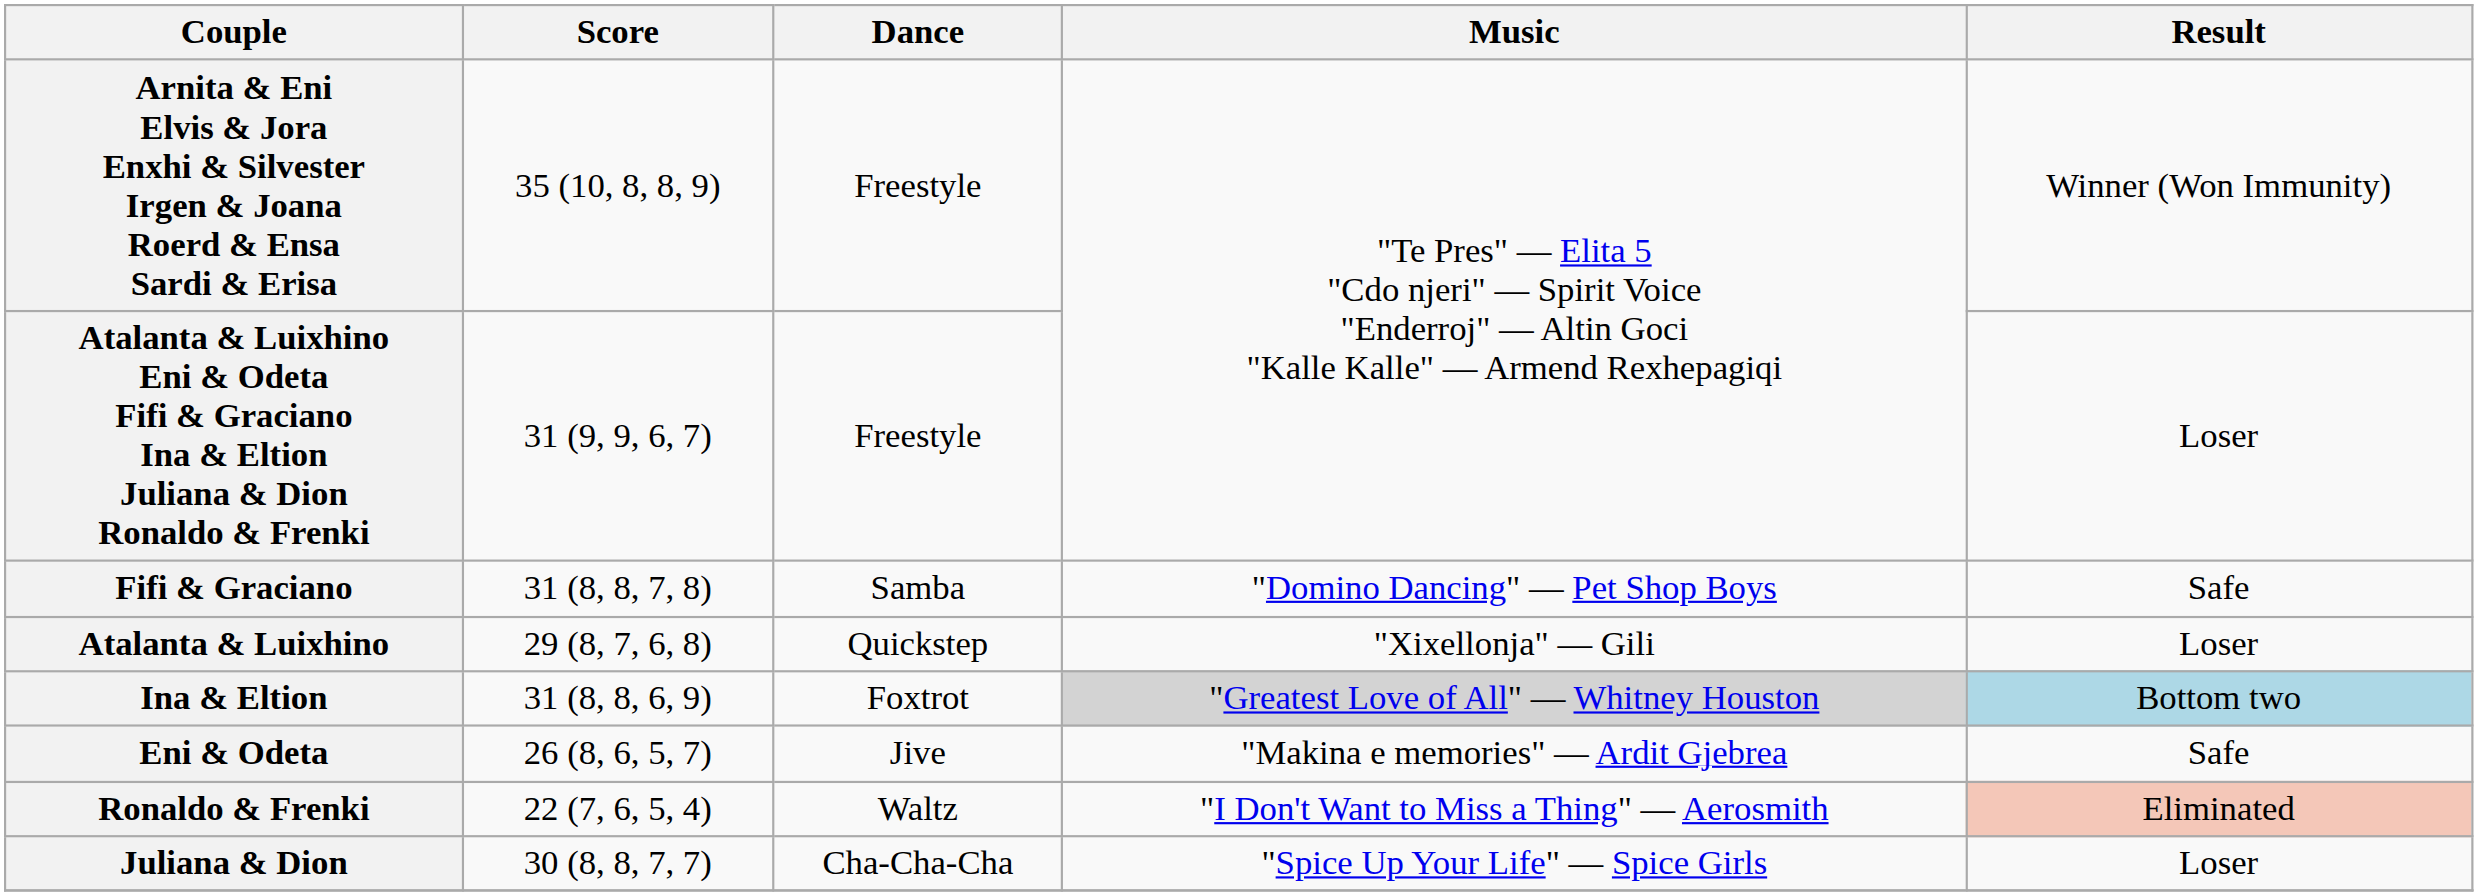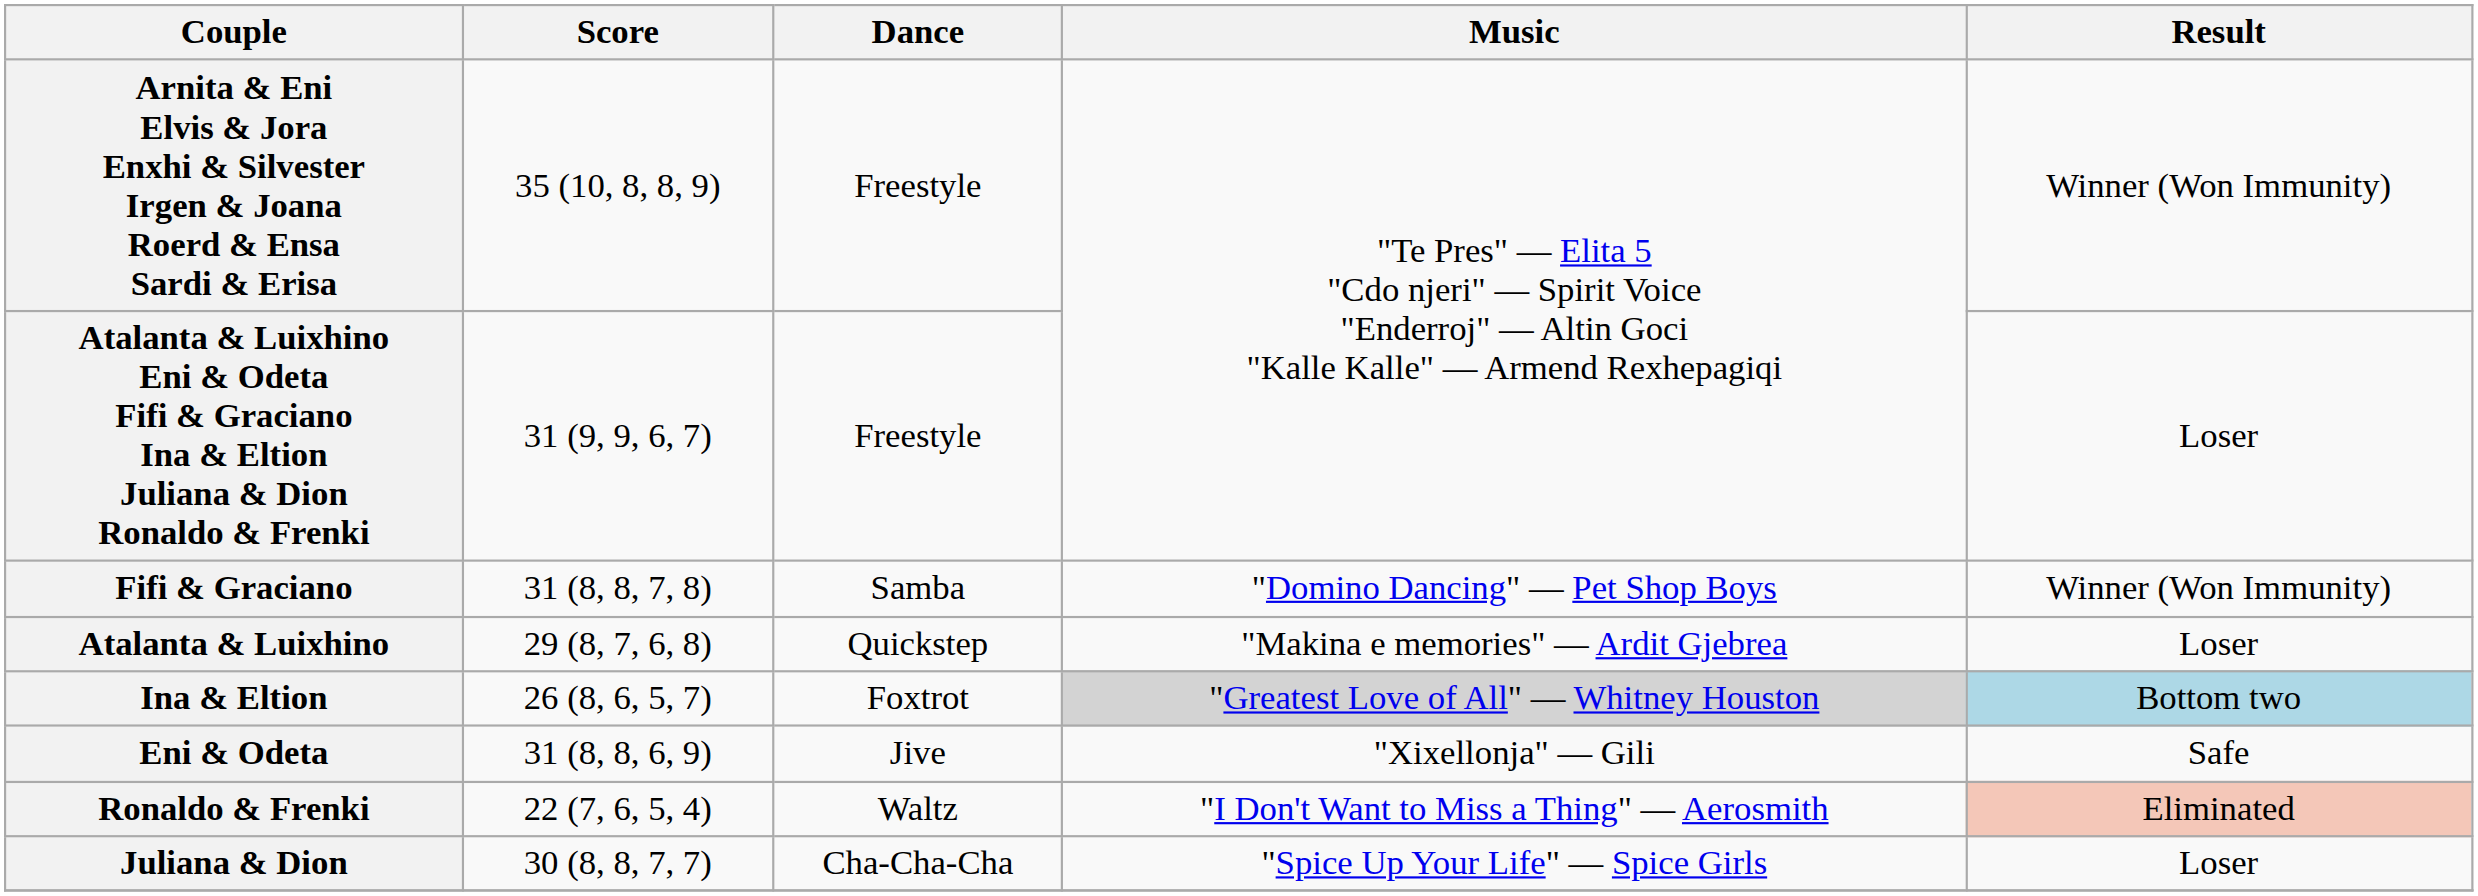(2219, 587) Safe -> (2219, 587) Winner (Won Immunity)
(1514, 642) "Xixellonja" — Gili -> (1514, 642) "Makina e memories" — Ardit Gjebrea
(618, 697) 31 (8, 8, 6, 9) -> (618, 697) 26 (8, 6, 5, 7)
(618, 753) 26 (8, 6, 5, 7) -> (618, 753) 31 (8, 8, 6, 9)
(1514, 753) "Makina e memories" — Ardit Gjebrea -> (1514, 753) "Xixellonja" — Gili
